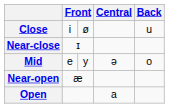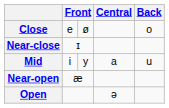(70, 29) i -> (70, 29) e
(149, 29) u -> (149, 29) o
(70, 62) e -> (70, 62) i
(114, 62) ə -> (114, 62) a
(149, 62) o -> (149, 62) u
(114, 95) a -> (114, 95) ə
